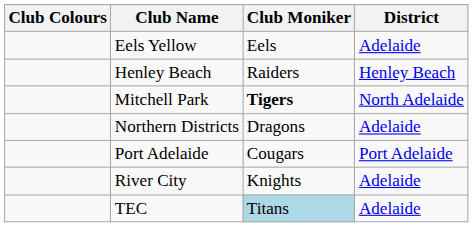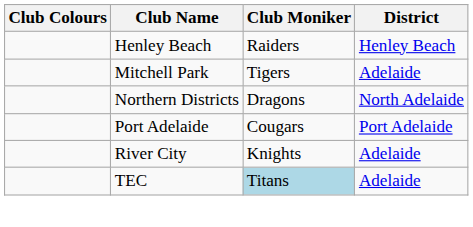- row: (156, 45)
(270, 99) bold -> (268, 72) normal
(411, 99) North Adelaide -> (390, 72) Adelaide
(390, 126) Adelaide -> (411, 99) North Adelaide
